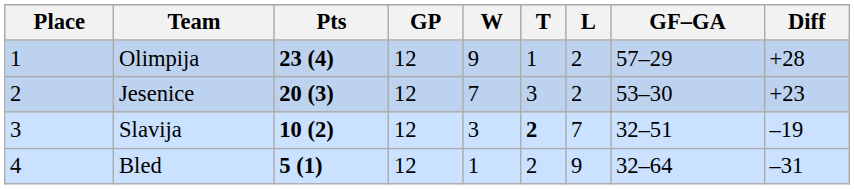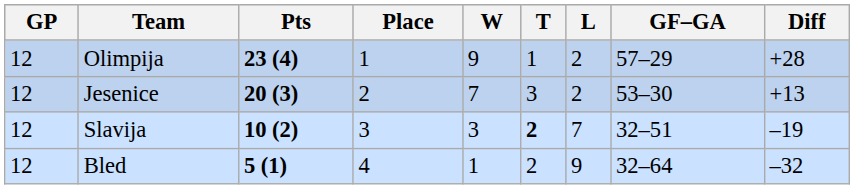columns swapped: (59, 22) <-> (426, 22)
(787, 93) +23 -> (787, 93) +13
(786, 165) –31 -> (786, 165) –32
